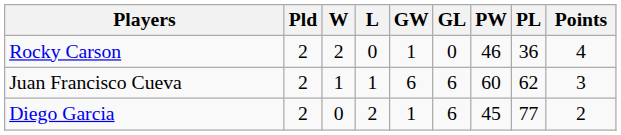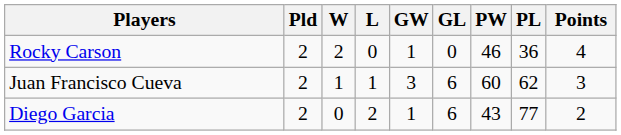(411, 82) 6 -> (411, 82) 3
(491, 113) 45 -> (491, 113) 43
